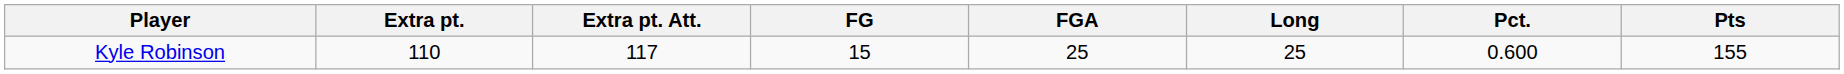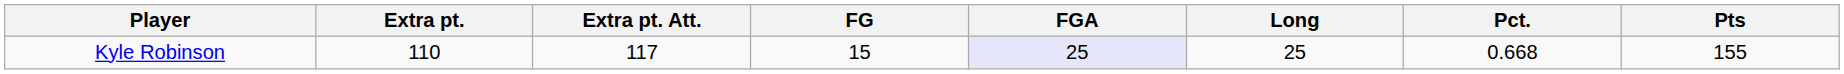(1077, 52) no background -> (1077, 52) lavender background
(1512, 52) 0.600 -> (1512, 52) 0.668
